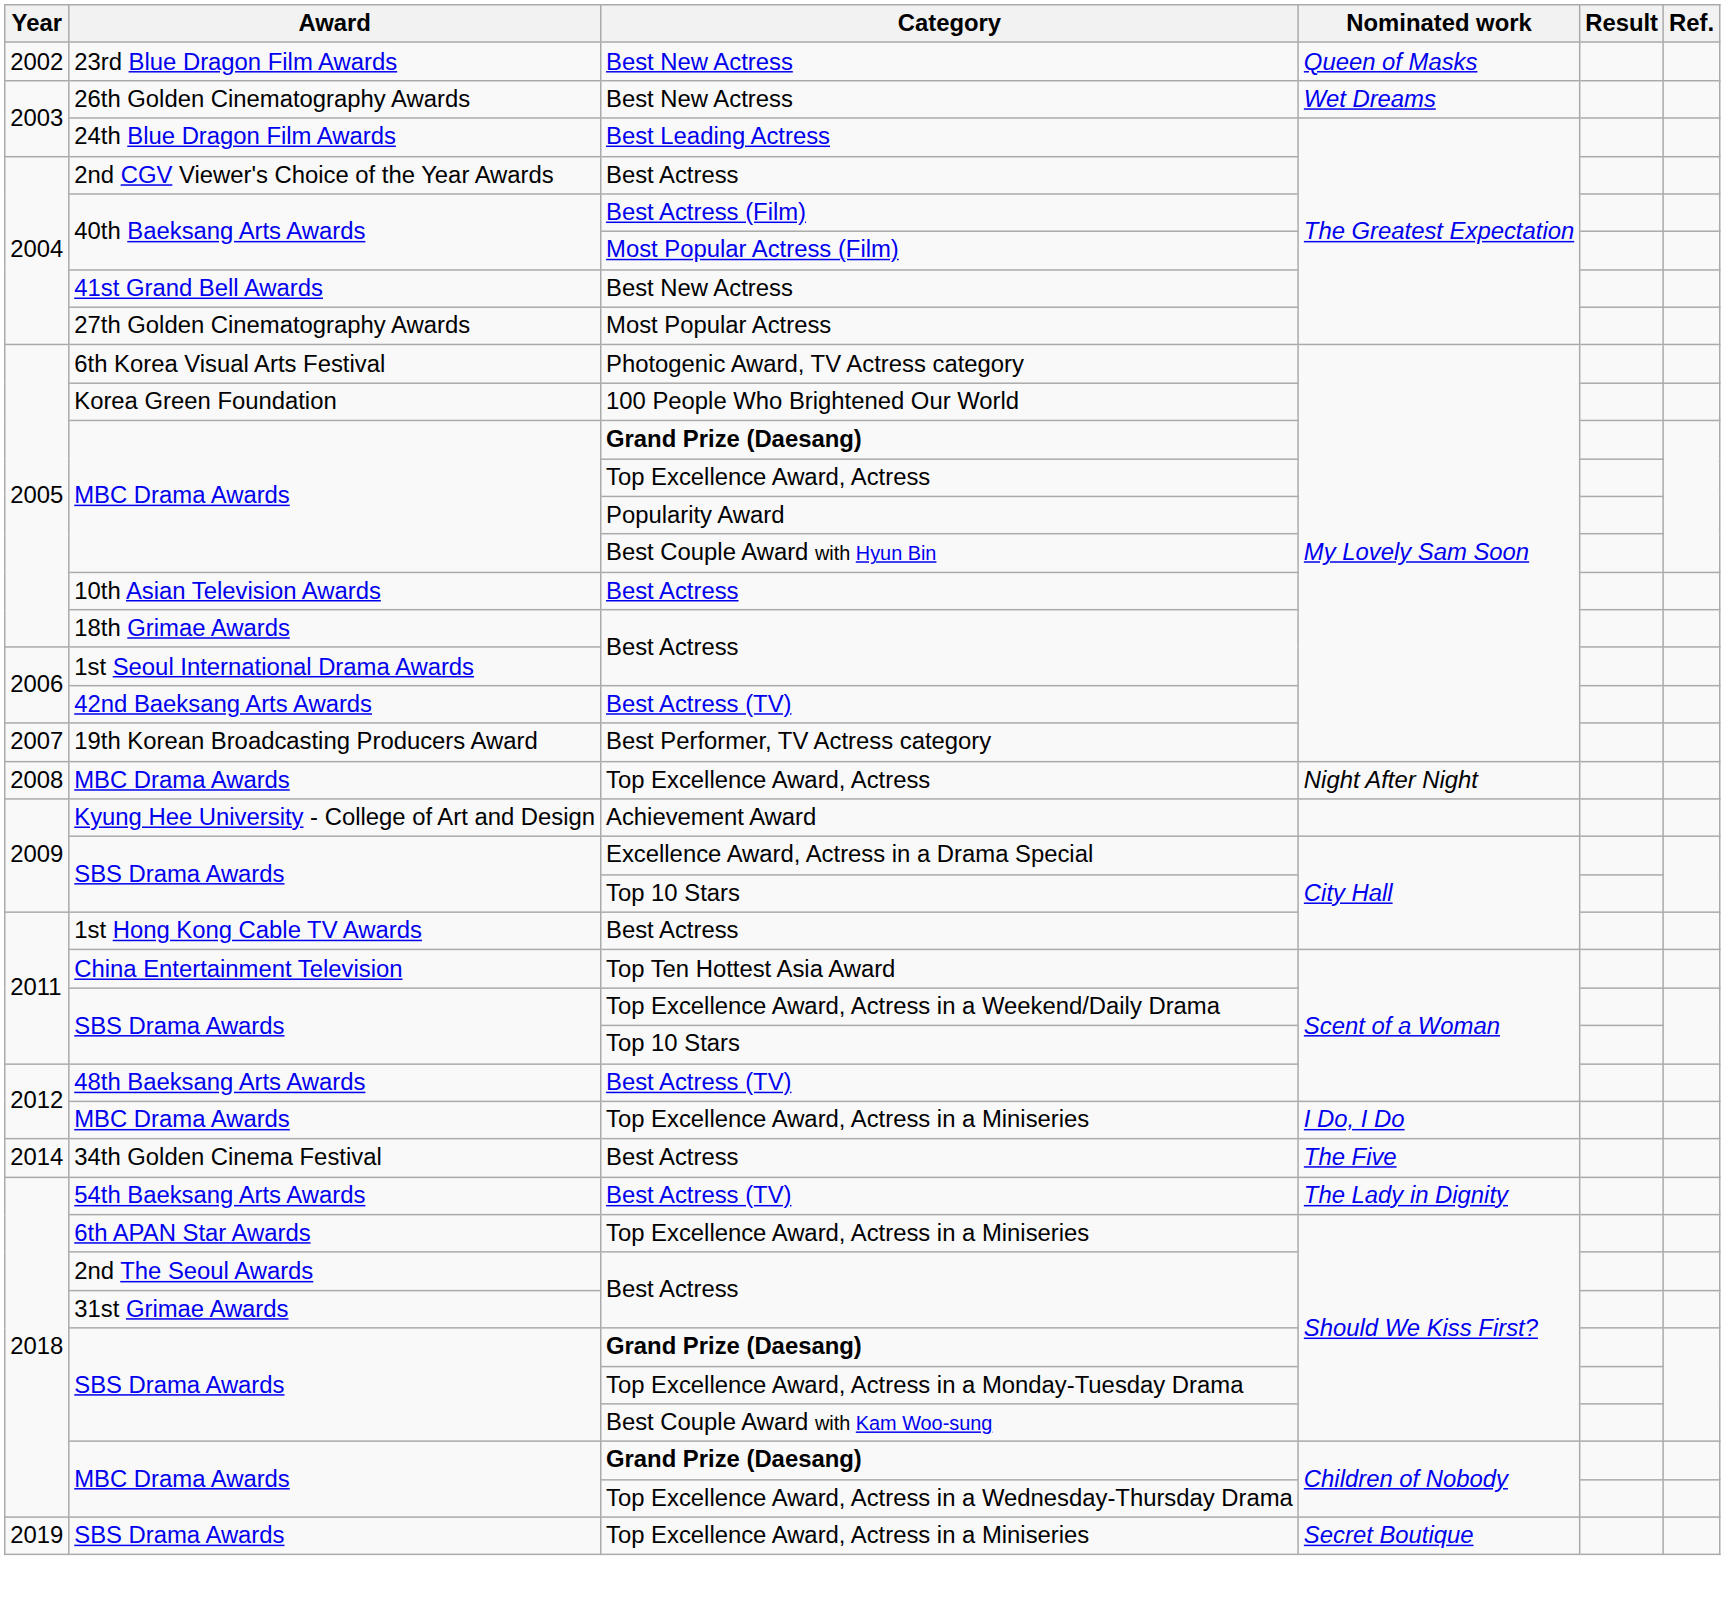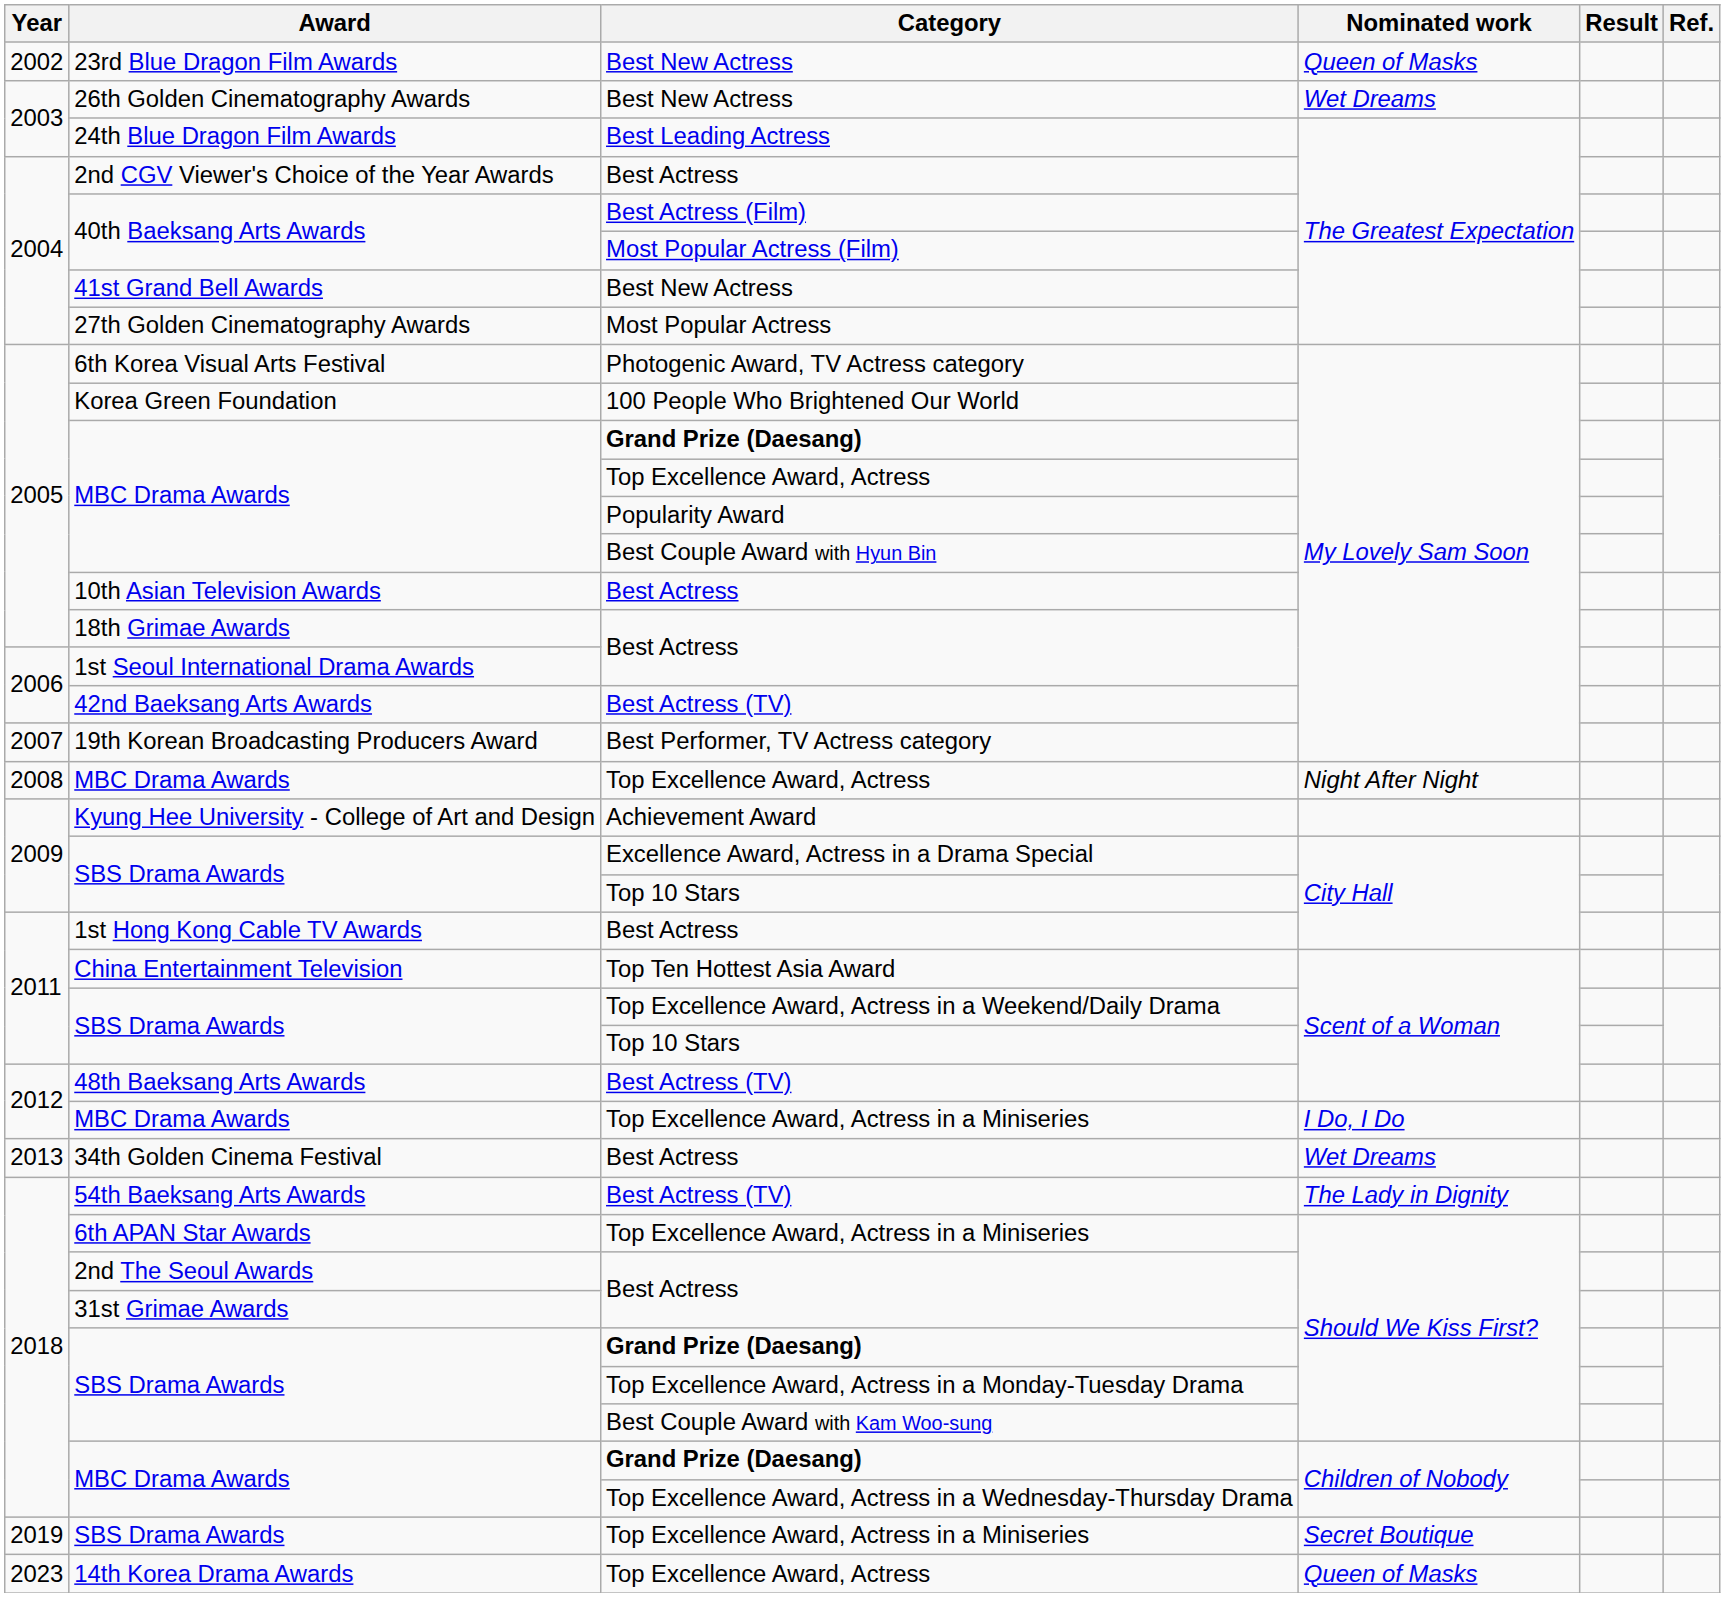(37, 1157) 2014 -> (37, 1157) 2013
(1350, 1157) The Five -> (1370, 1157) Wet Dreams
+ row: (214, 1573)
